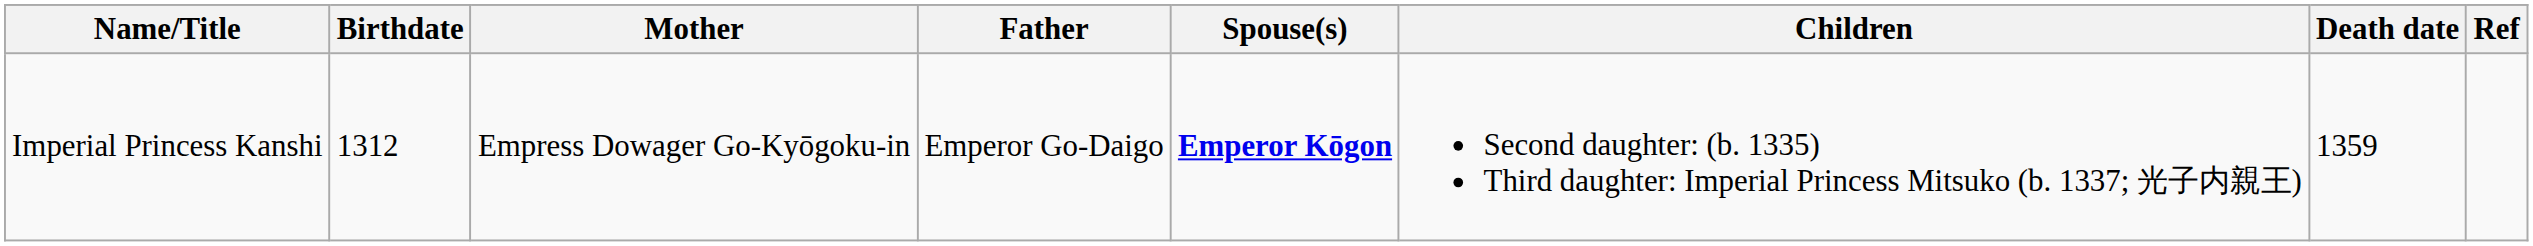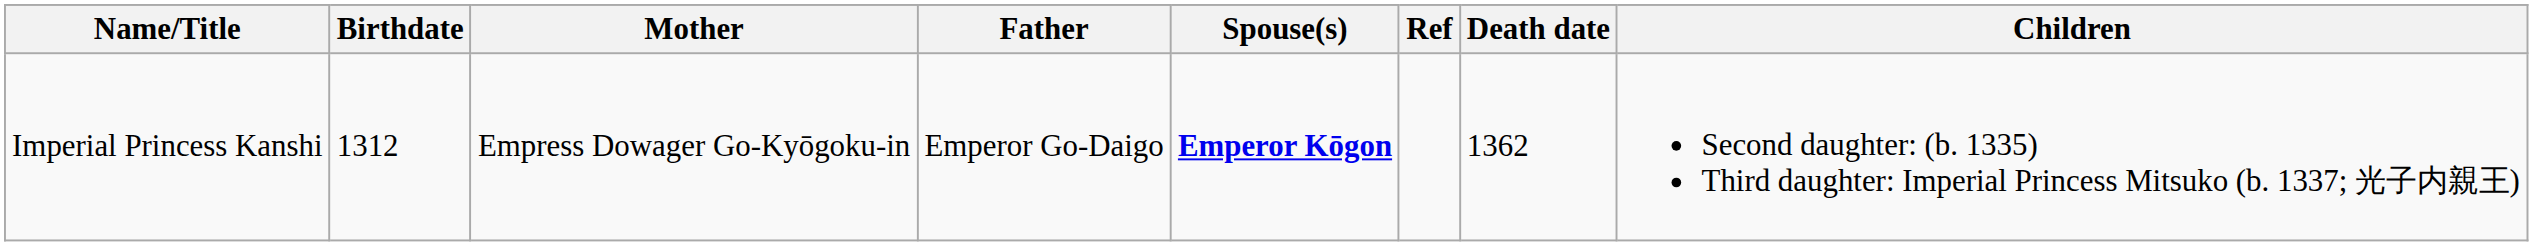columns swapped: (1854, 28) <-> (2497, 28)
(2347, 146) 1359 -> (1498, 146) 1362
